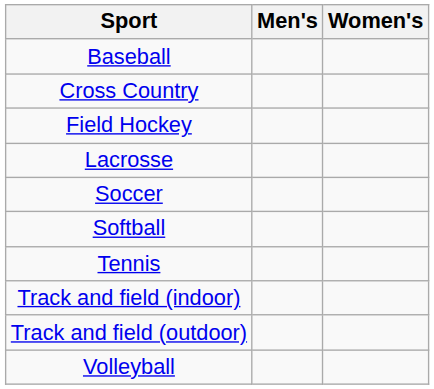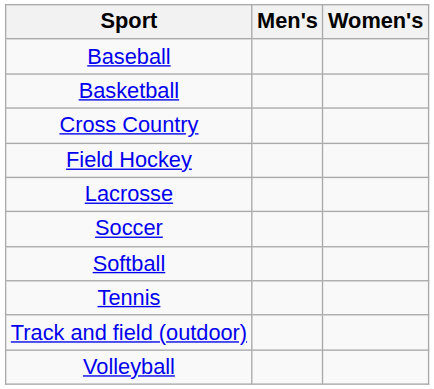+ row: (129, 90)
- row: (129, 297)
